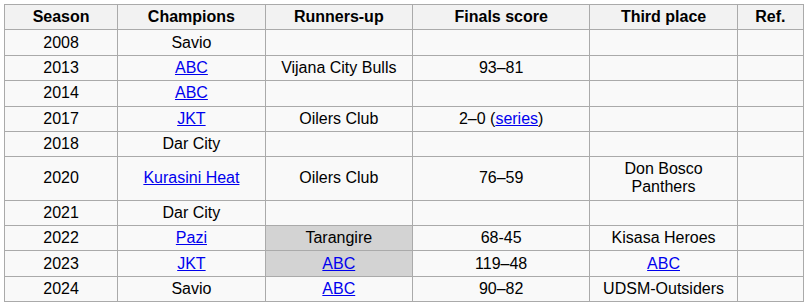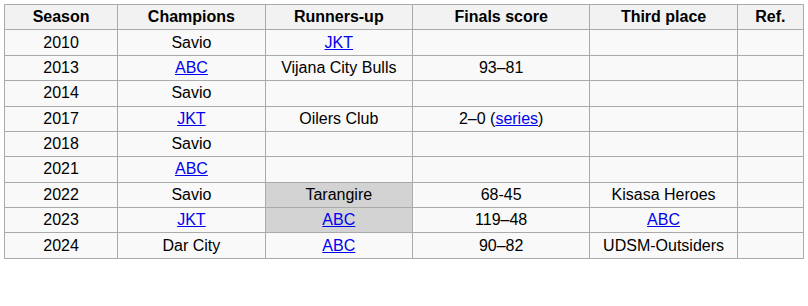- row: (61, 42)
+ row: (61, 42)
(191, 93) ABC -> (191, 93) Savio
(191, 144) Dar City -> (191, 144) Savio
- row: (61, 178)
(191, 212) Dar City -> (191, 169) ABC
(191, 238) Pazi -> (191, 194) Savio
(191, 288) Savio -> (191, 245) Dar City
